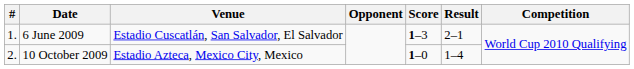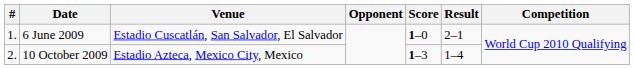(418, 34) 1–3 -> (418, 34) 1–0
(418, 54) 1–0 -> (418, 54) 1–3
